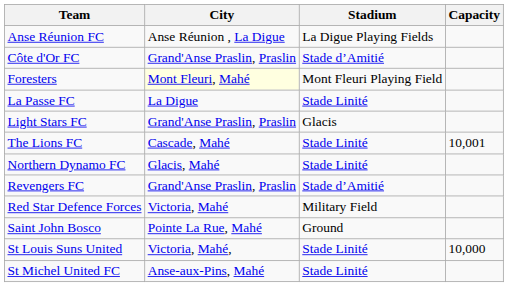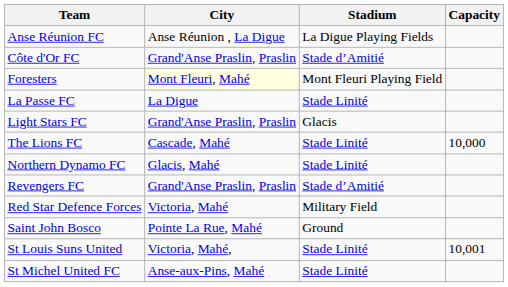(467, 143) 10,001 -> (467, 143) 10,000
(467, 249) 10,000 -> (467, 249) 10,001
